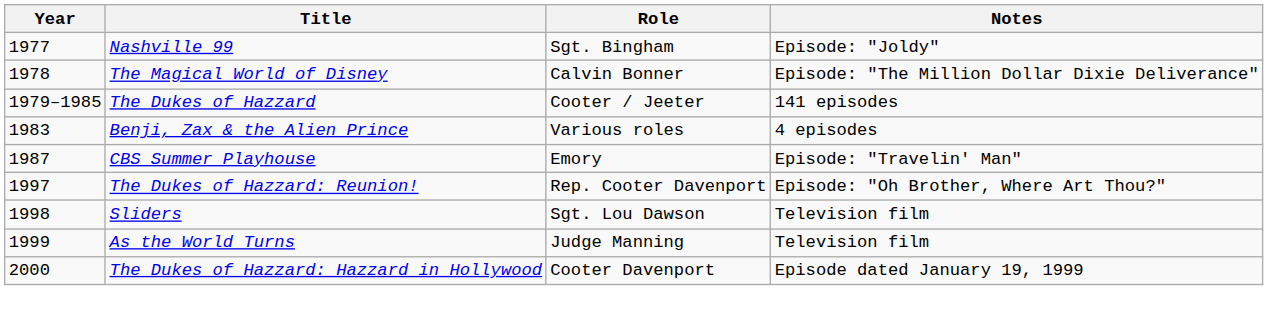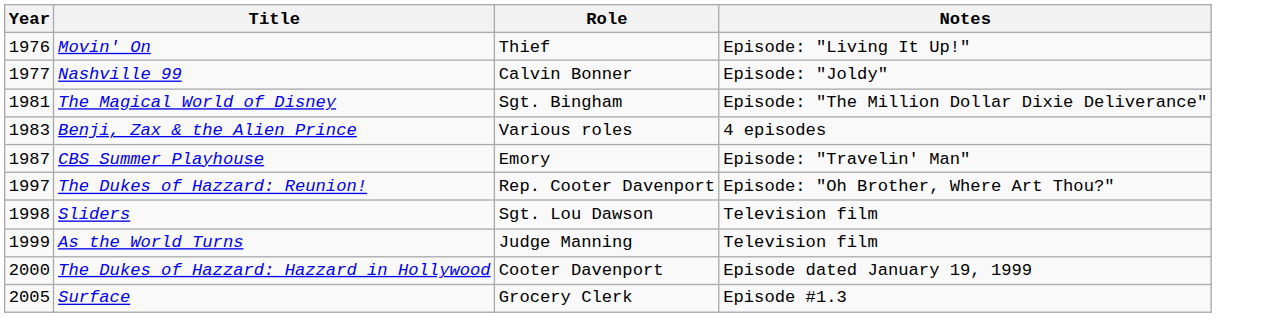+ row: (104, 47)
(612, 47) Sgt. Bingham -> (566, 75) Calvin Bonner
(29, 75) 1978 -> (29, 103) 1981
(617, 75) Calvin Bonner -> (561, 103) Sgt. Bingham
- row: (213, 103)
+ row: (94, 298)
